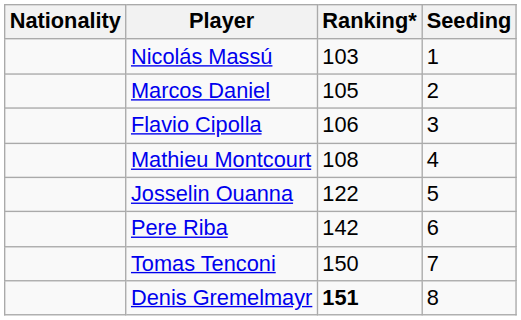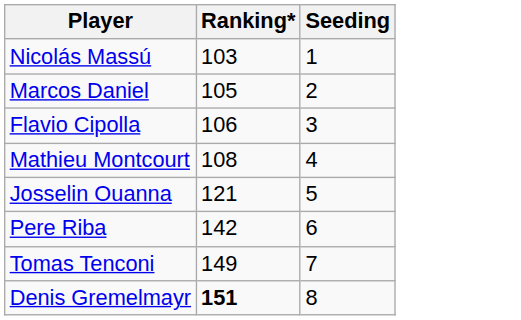- column: (65, 21)
(341, 194) 122 -> (219, 194) 121
(341, 263) 150 -> (219, 263) 149
